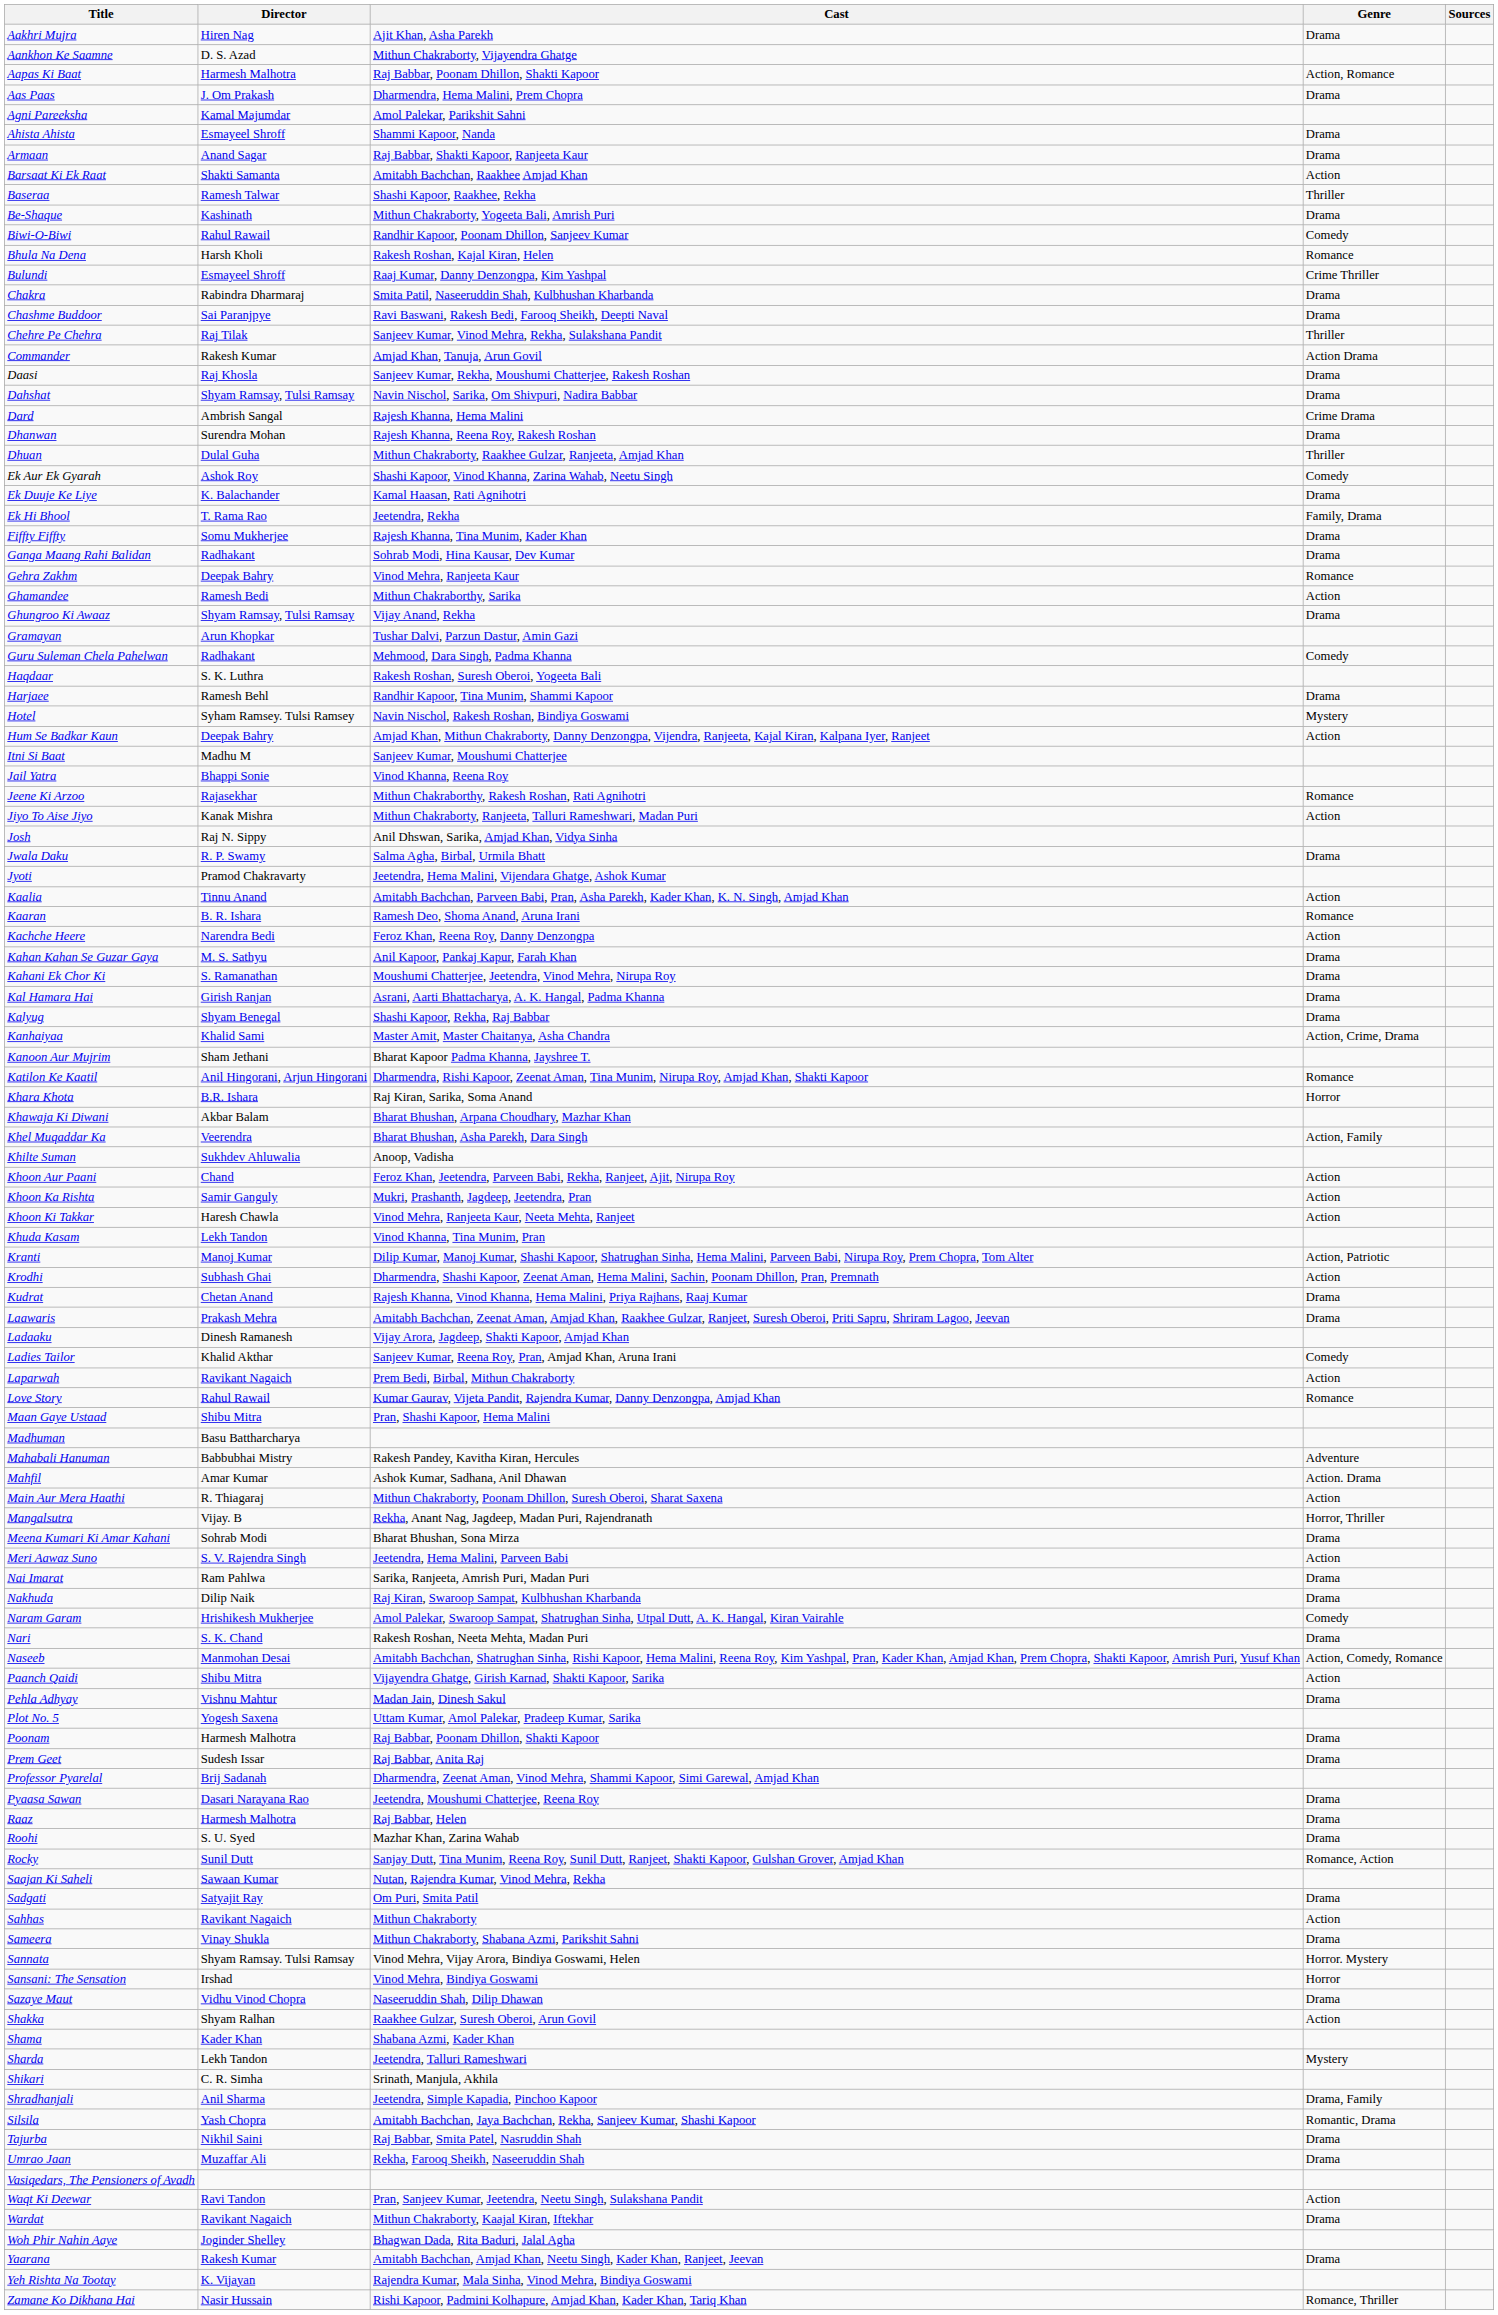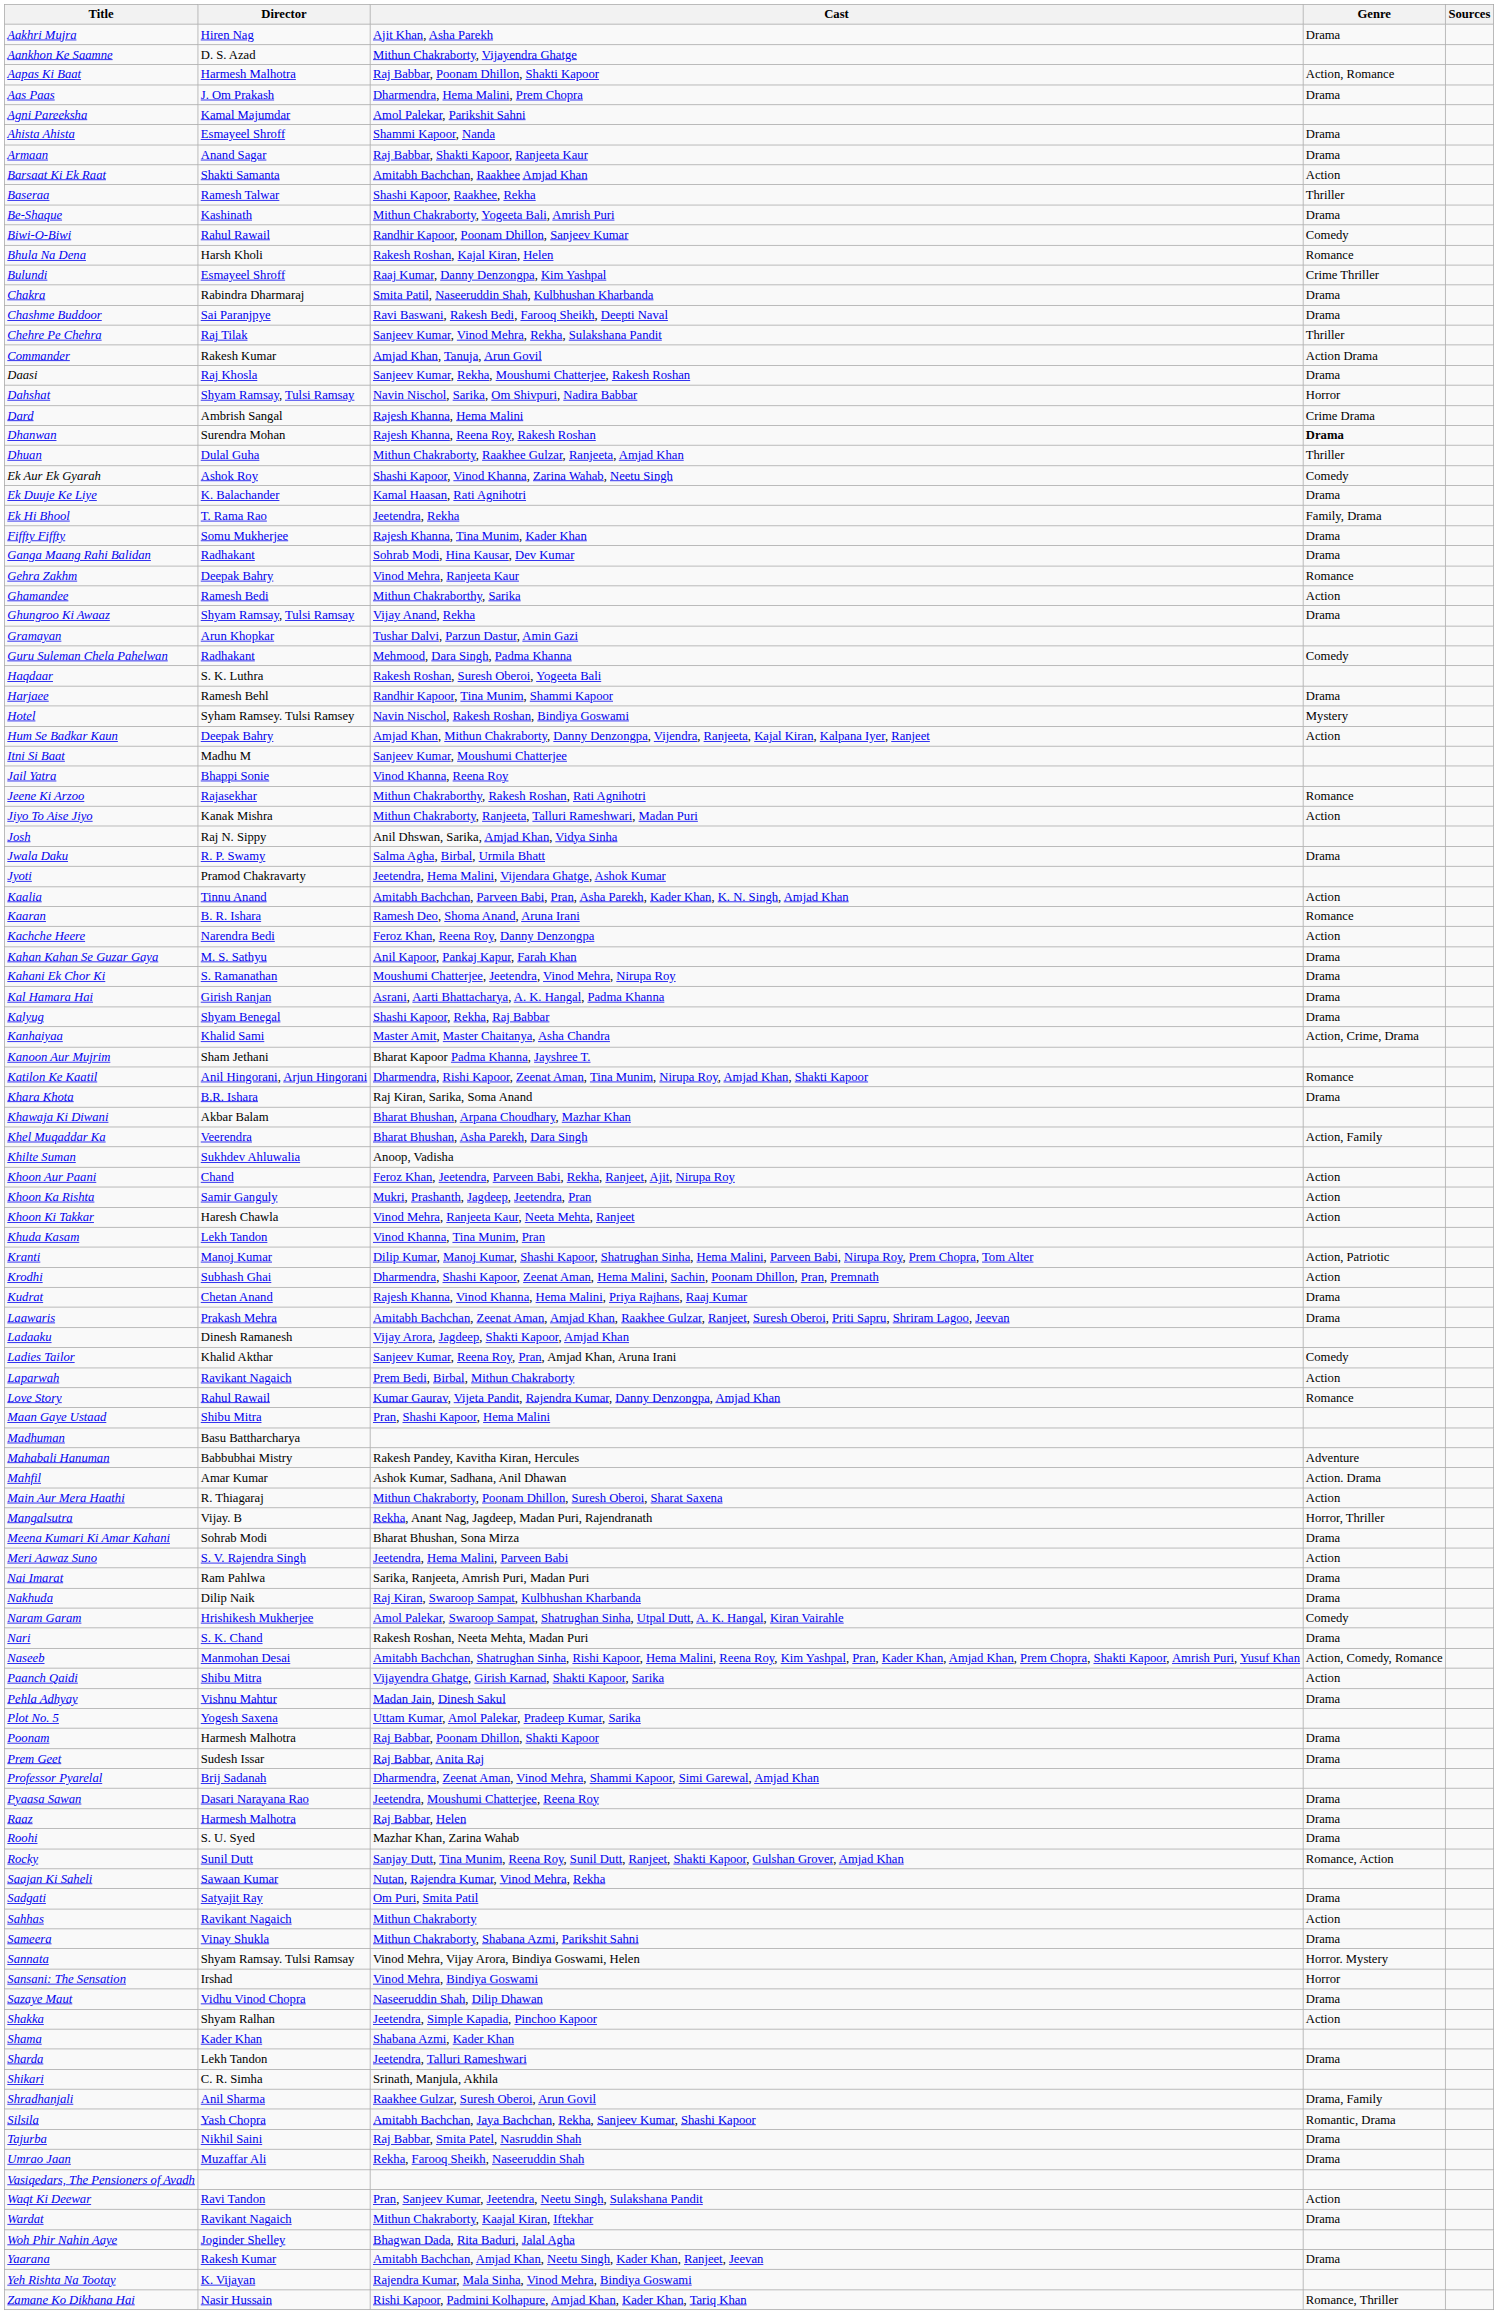(1323, 395) Drama -> (1323, 395) Horror
(1323, 435) normal -> (1325, 435) bold
(1323, 1097) Horror -> (1323, 1097) Drama
(485, 2019) Raakhee Gulzar, Suresh Oberoi, Arun Govil -> (485, 2019) Jeetendra, Simple Kapadia, Pinchoo Kapoor
(1327, 2059) Mystery -> (1323, 2059) Drama
(485, 2099) Jeetendra, Simple Kapadia, Pinchoo Kapoor -> (485, 2099) Raakhee Gulzar, Suresh Oberoi, Arun Govil
